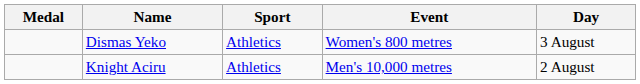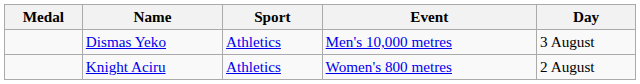(389, 42) Women's 800 metres -> (389, 42) Men's 10,000 metres
(389, 67) Men's 10,000 metres -> (389, 67) Women's 800 metres
